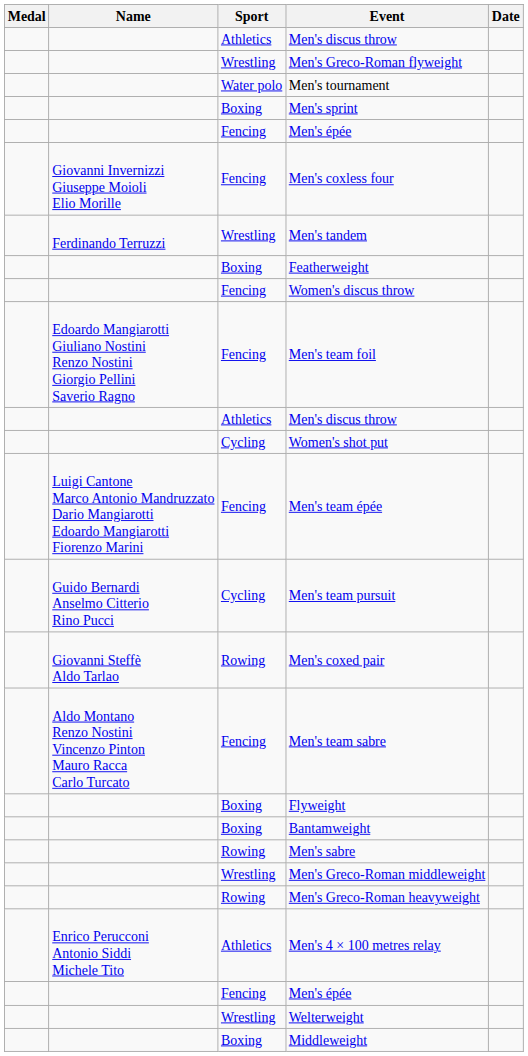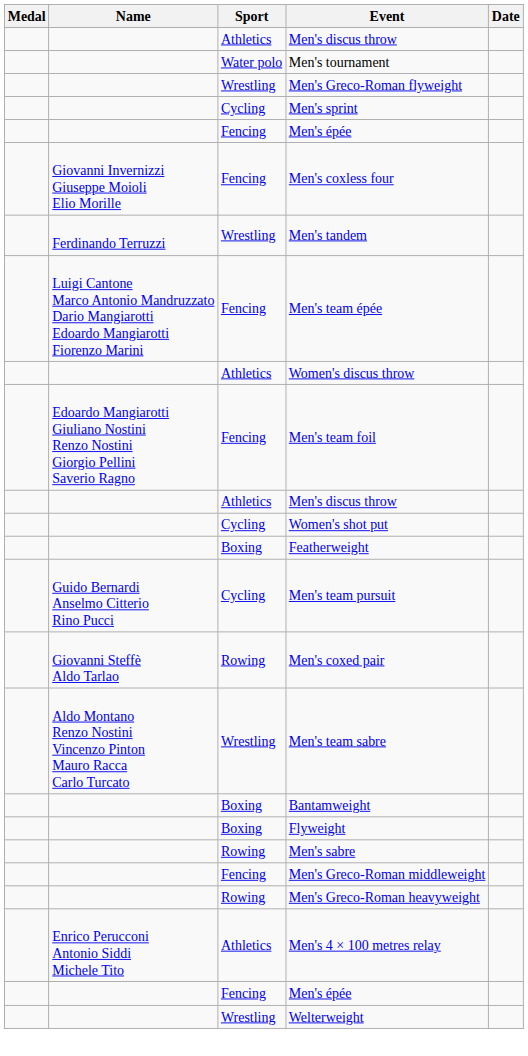rows swapped: (133, 62) <-> (133, 85)
(242, 108) Boxing -> (243, 108) Cycling
rows swapped: (133, 267) <-> (133, 514)
(243, 289) Fencing -> (246, 372) Athletics
(243, 741) Fencing -> (248, 741) Wrestling
rows swapped: (133, 806) <-> (133, 829)
(248, 874) Wrestling -> (243, 874) Fencing
- row: (133, 1040)
